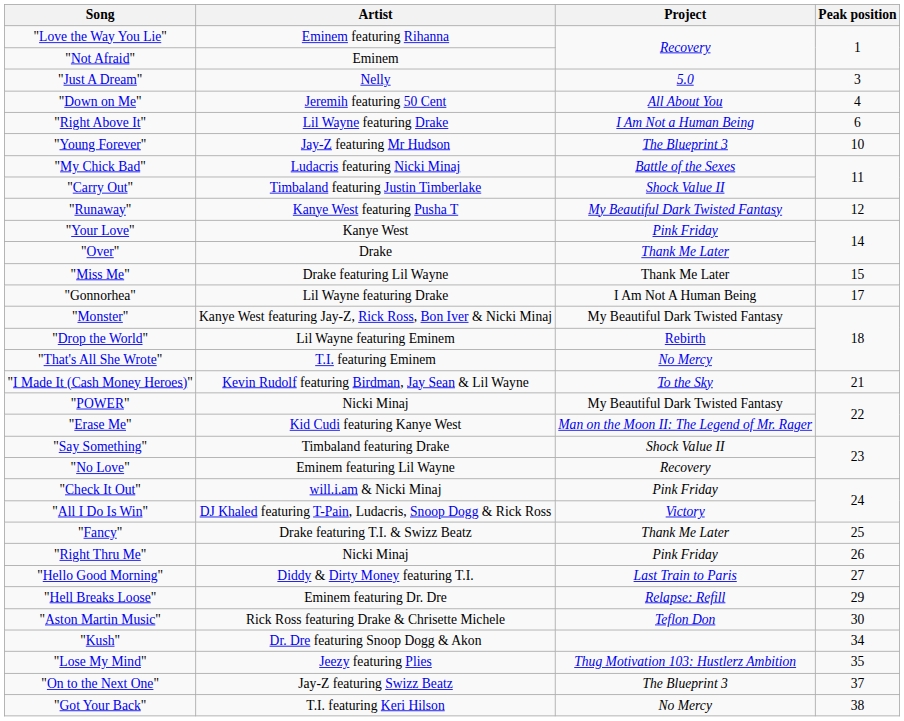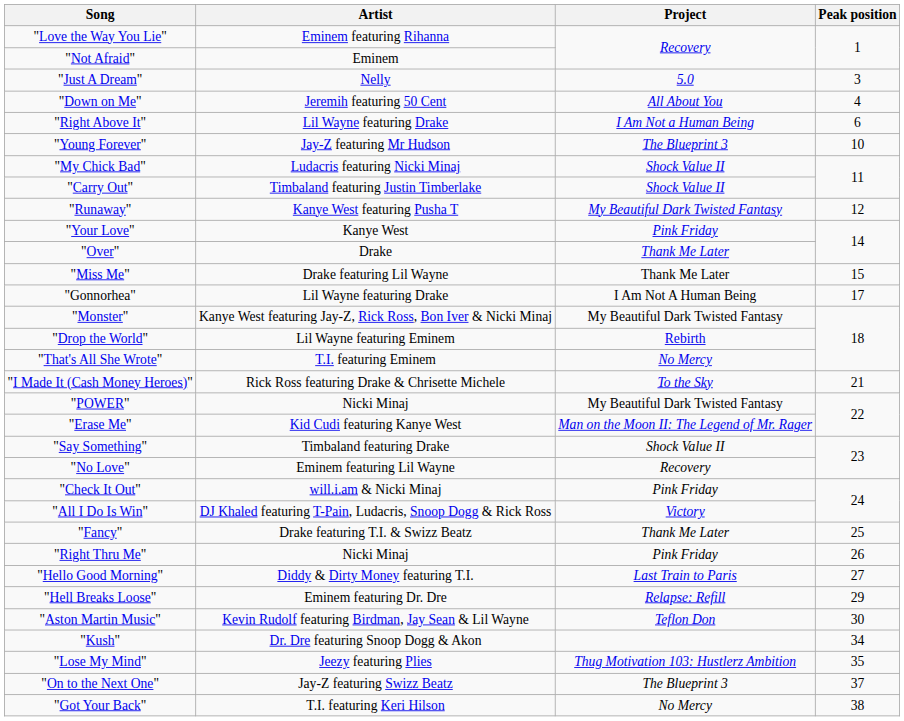(685, 166) Battle of the Sexes -> (685, 166) Shock Value II
(376, 381) Kevin Rudolf featuring Birdman, Jay Sean & Lil Wayne -> (376, 381) Rick Ross featuring Drake & Chrisette Michele
(376, 619) Rick Ross featuring Drake & Chrisette Michele -> (376, 619) Kevin Rudolf featuring Birdman, Jay Sean & Lil Wayne
